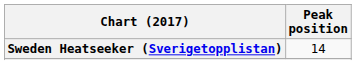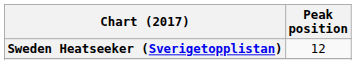(318, 49) 14 -> (318, 49) 12
